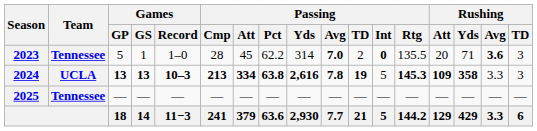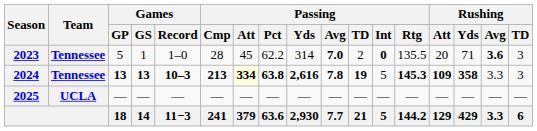(78, 75) UCLA -> (78, 75) Tennessee
(246, 75) no background -> (246, 75) lightyellow background
(78, 95) Tennessee -> (78, 95) UCLA
